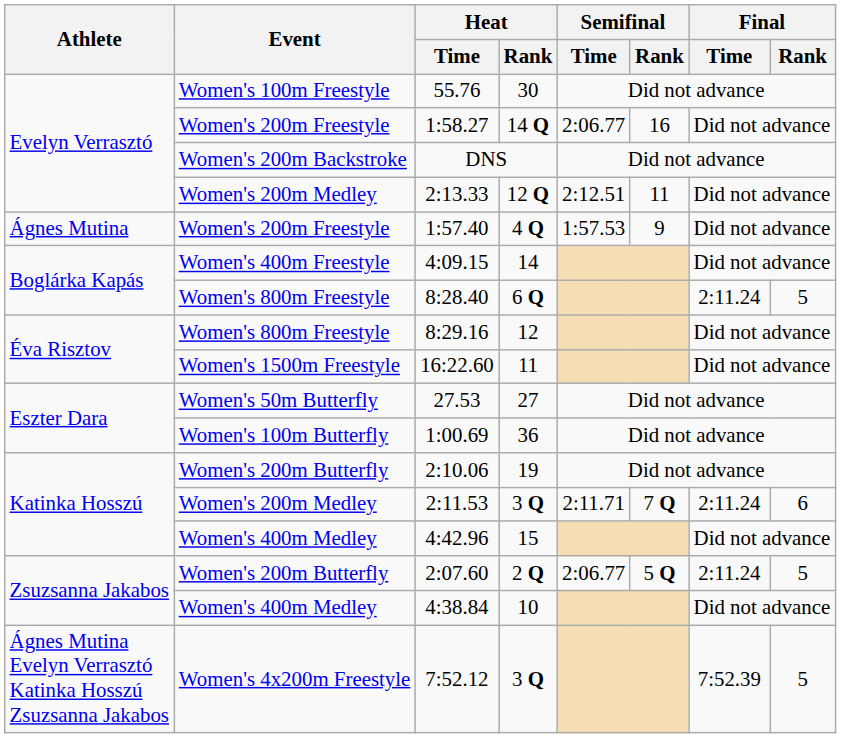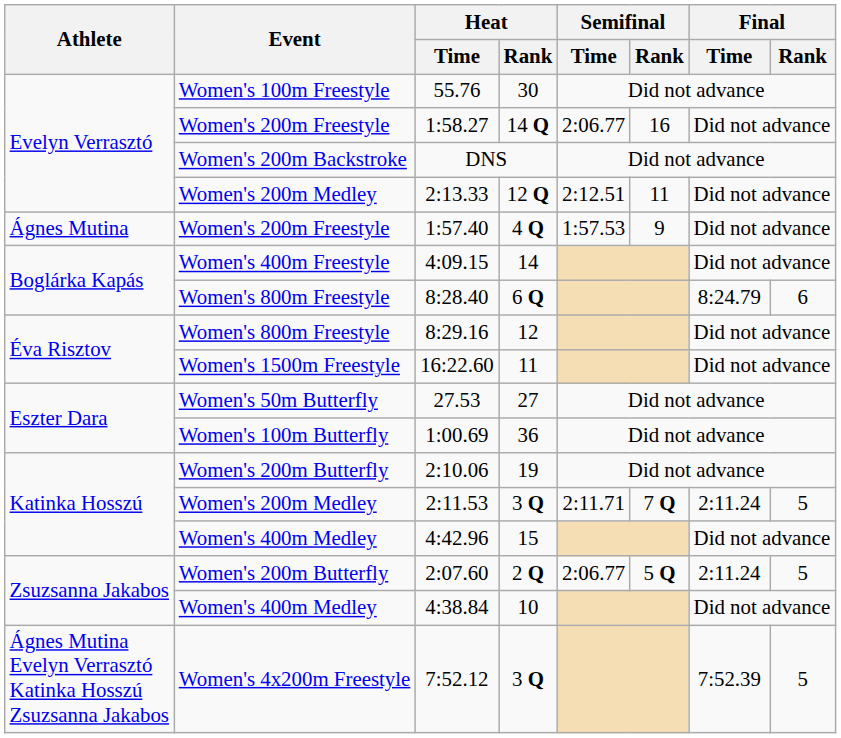(729, 297) 2:11.24 -> (729, 297) 8:24.79
(803, 297) 5 -> (803, 297) 6
(803, 504) 6 -> (803, 504) 5
